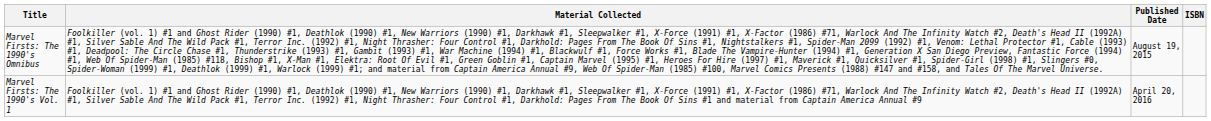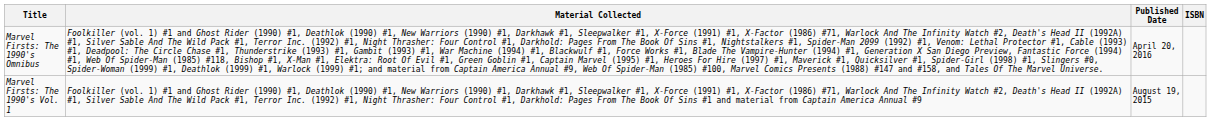(1157, 51) August 19, 2015 -> (1154, 51) April 20, 2016
(1154, 96) April 20, 2016 -> (1157, 96) August 19, 2015
